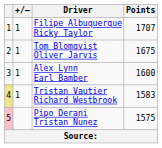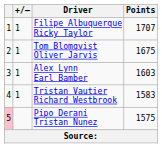(146, 74) 1600 -> (146, 74) 1603
(9, 96) khaki background -> (9, 96) no background
